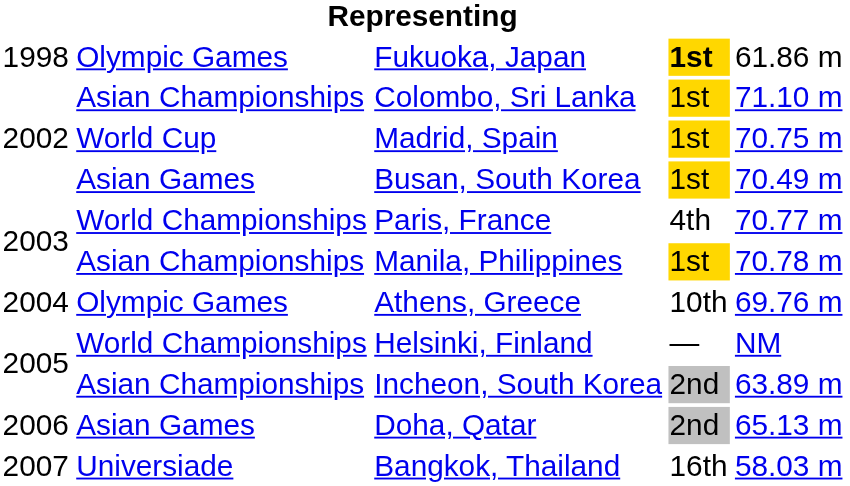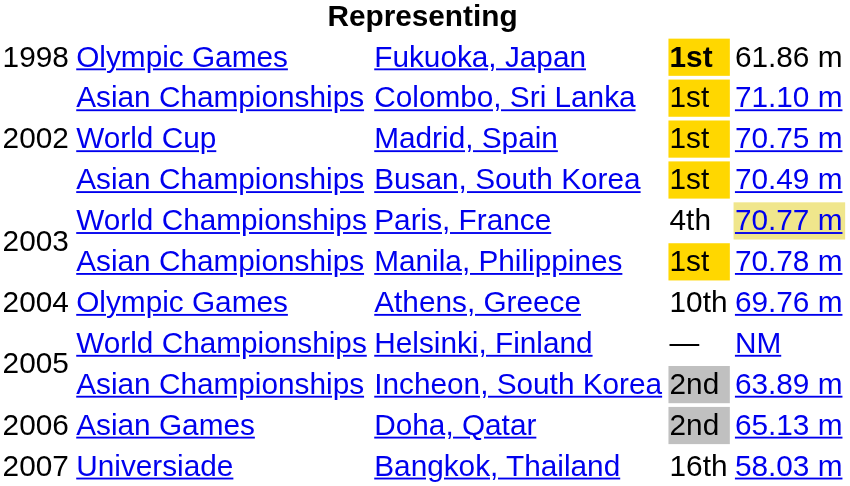(166, 179) Asian Games -> (220, 179) Asian Championships
(789, 220) no background -> (789, 220) khaki background
